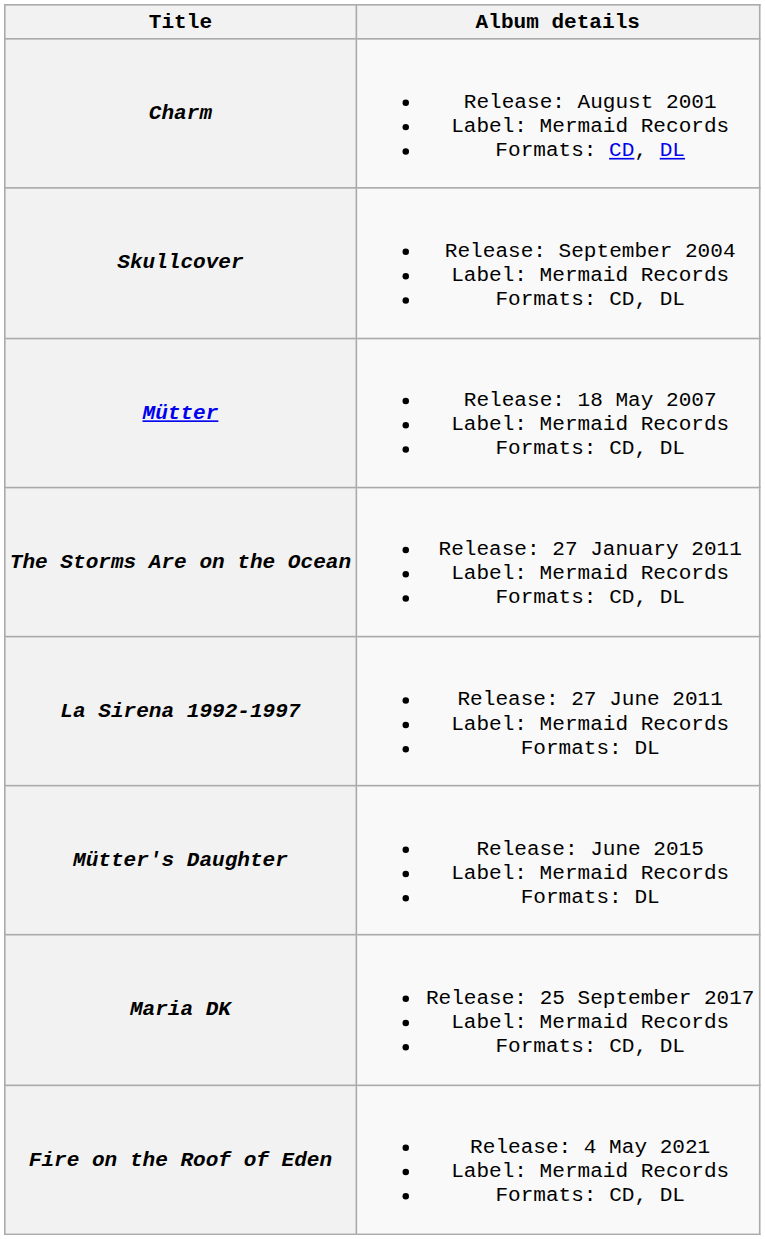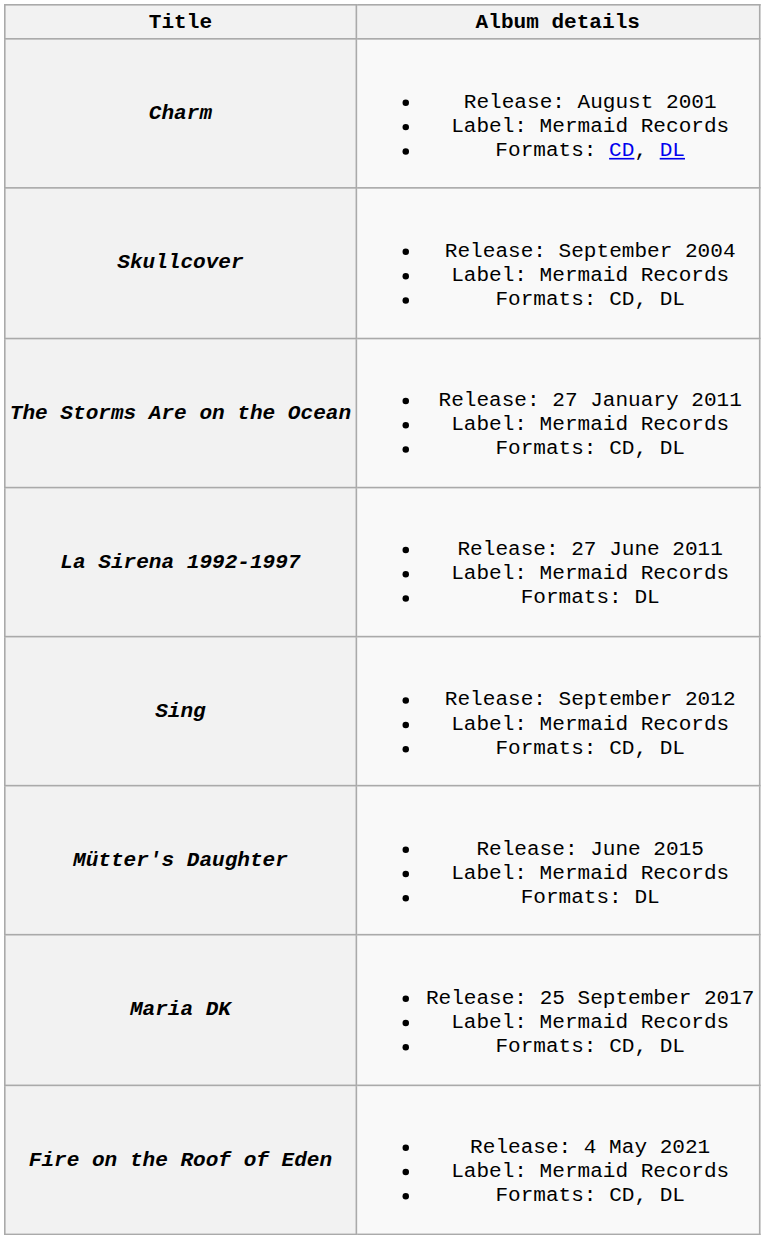- row: (180, 412)
+ row: (180, 711)
